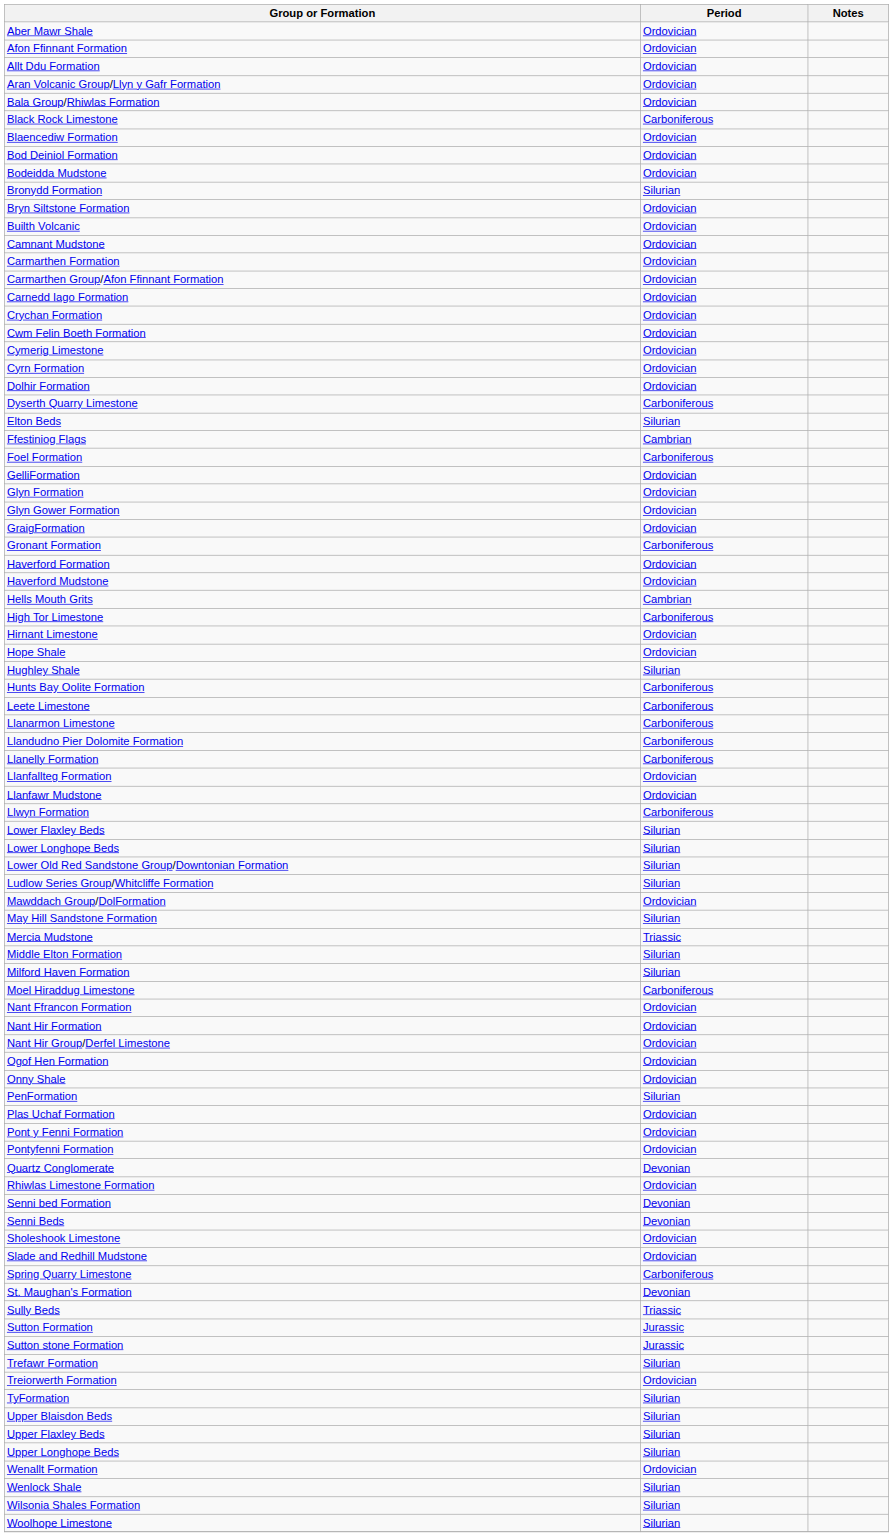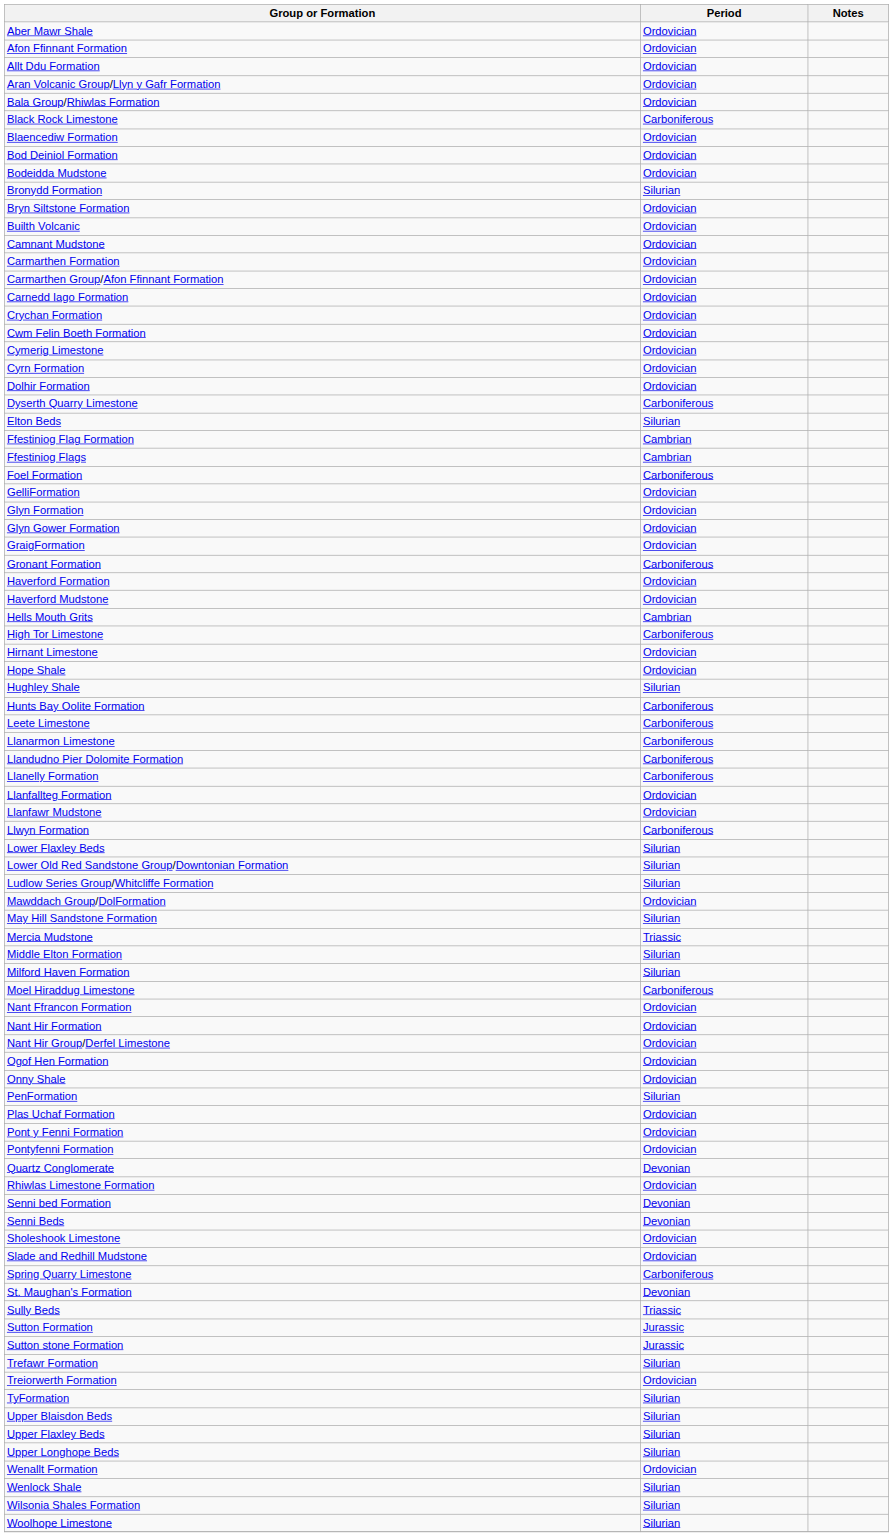+ row: (70, 439)
- row: (63, 848)
